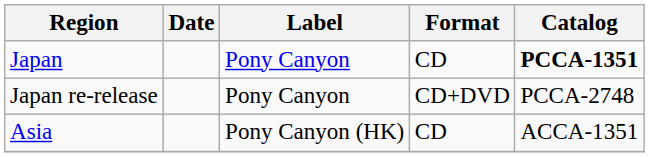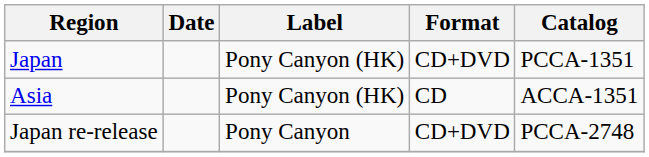(287, 59) Pony Canyon -> (315, 59) Pony Canyon (HK)
(431, 59) CD -> (462, 59) CD+DVD
(579, 59) bold -> (577, 59) normal
rows swapped: (31, 132) <-> (84, 95)
